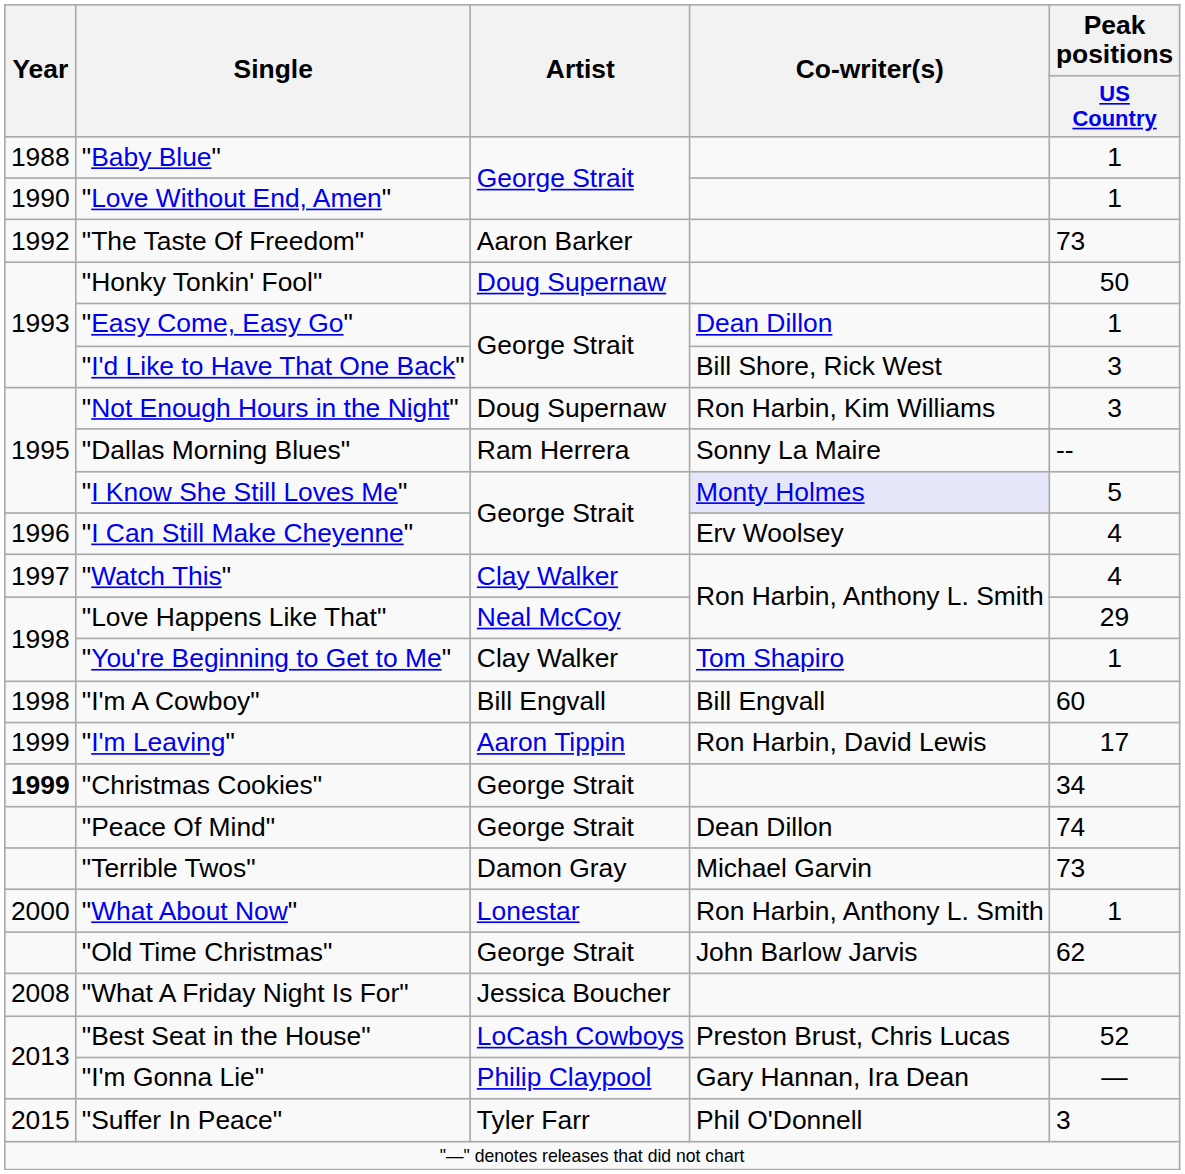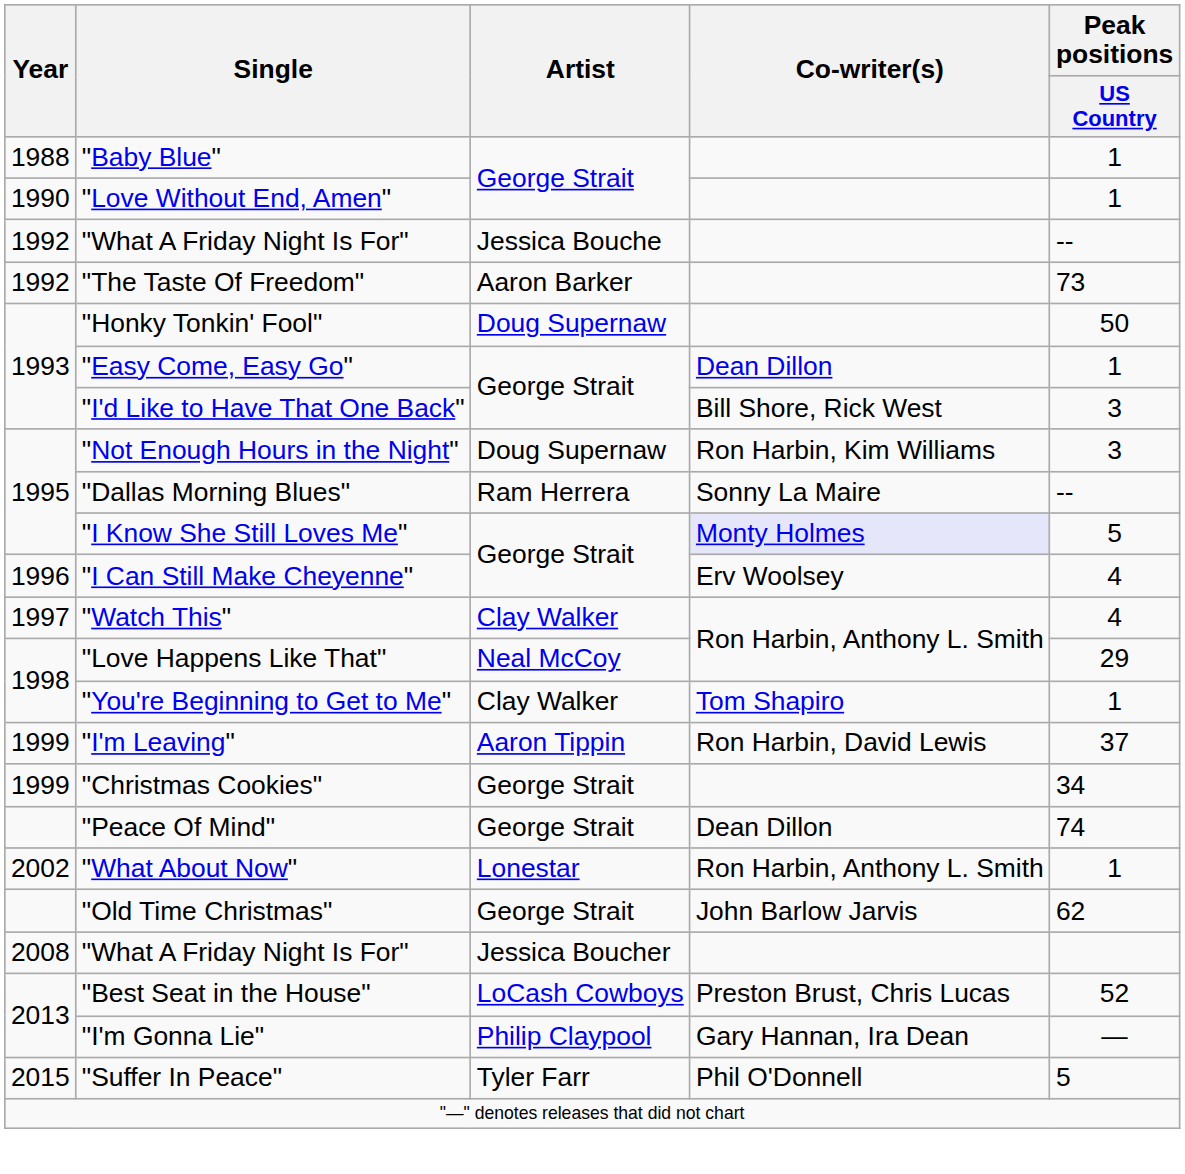+ row: (245, 240)
- row: (171, 701)
(1115, 743) 17 -> (1115, 743) 37
(40, 784) bold -> (40, 784) normal
- row: (169, 868)
(40, 910) 2000 -> (40, 868) 2002
(1063, 1119) 3 -> (1063, 1078) 5
